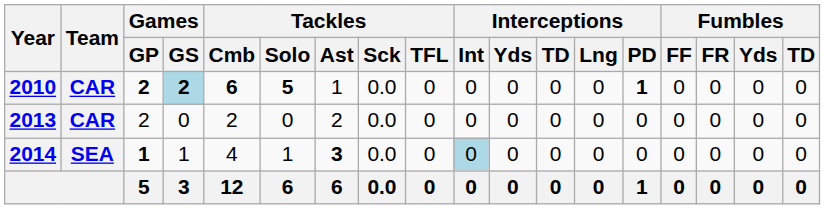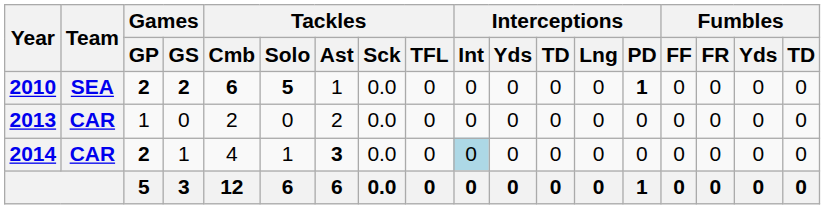(92, 87) CAR -> (92, 87) SEA
(184, 87) lightblue background -> (184, 87) no background
(144, 120) 2 -> (144, 120) 1
(92, 154) SEA -> (92, 154) CAR
(144, 154) 1 -> (144, 154) 2
